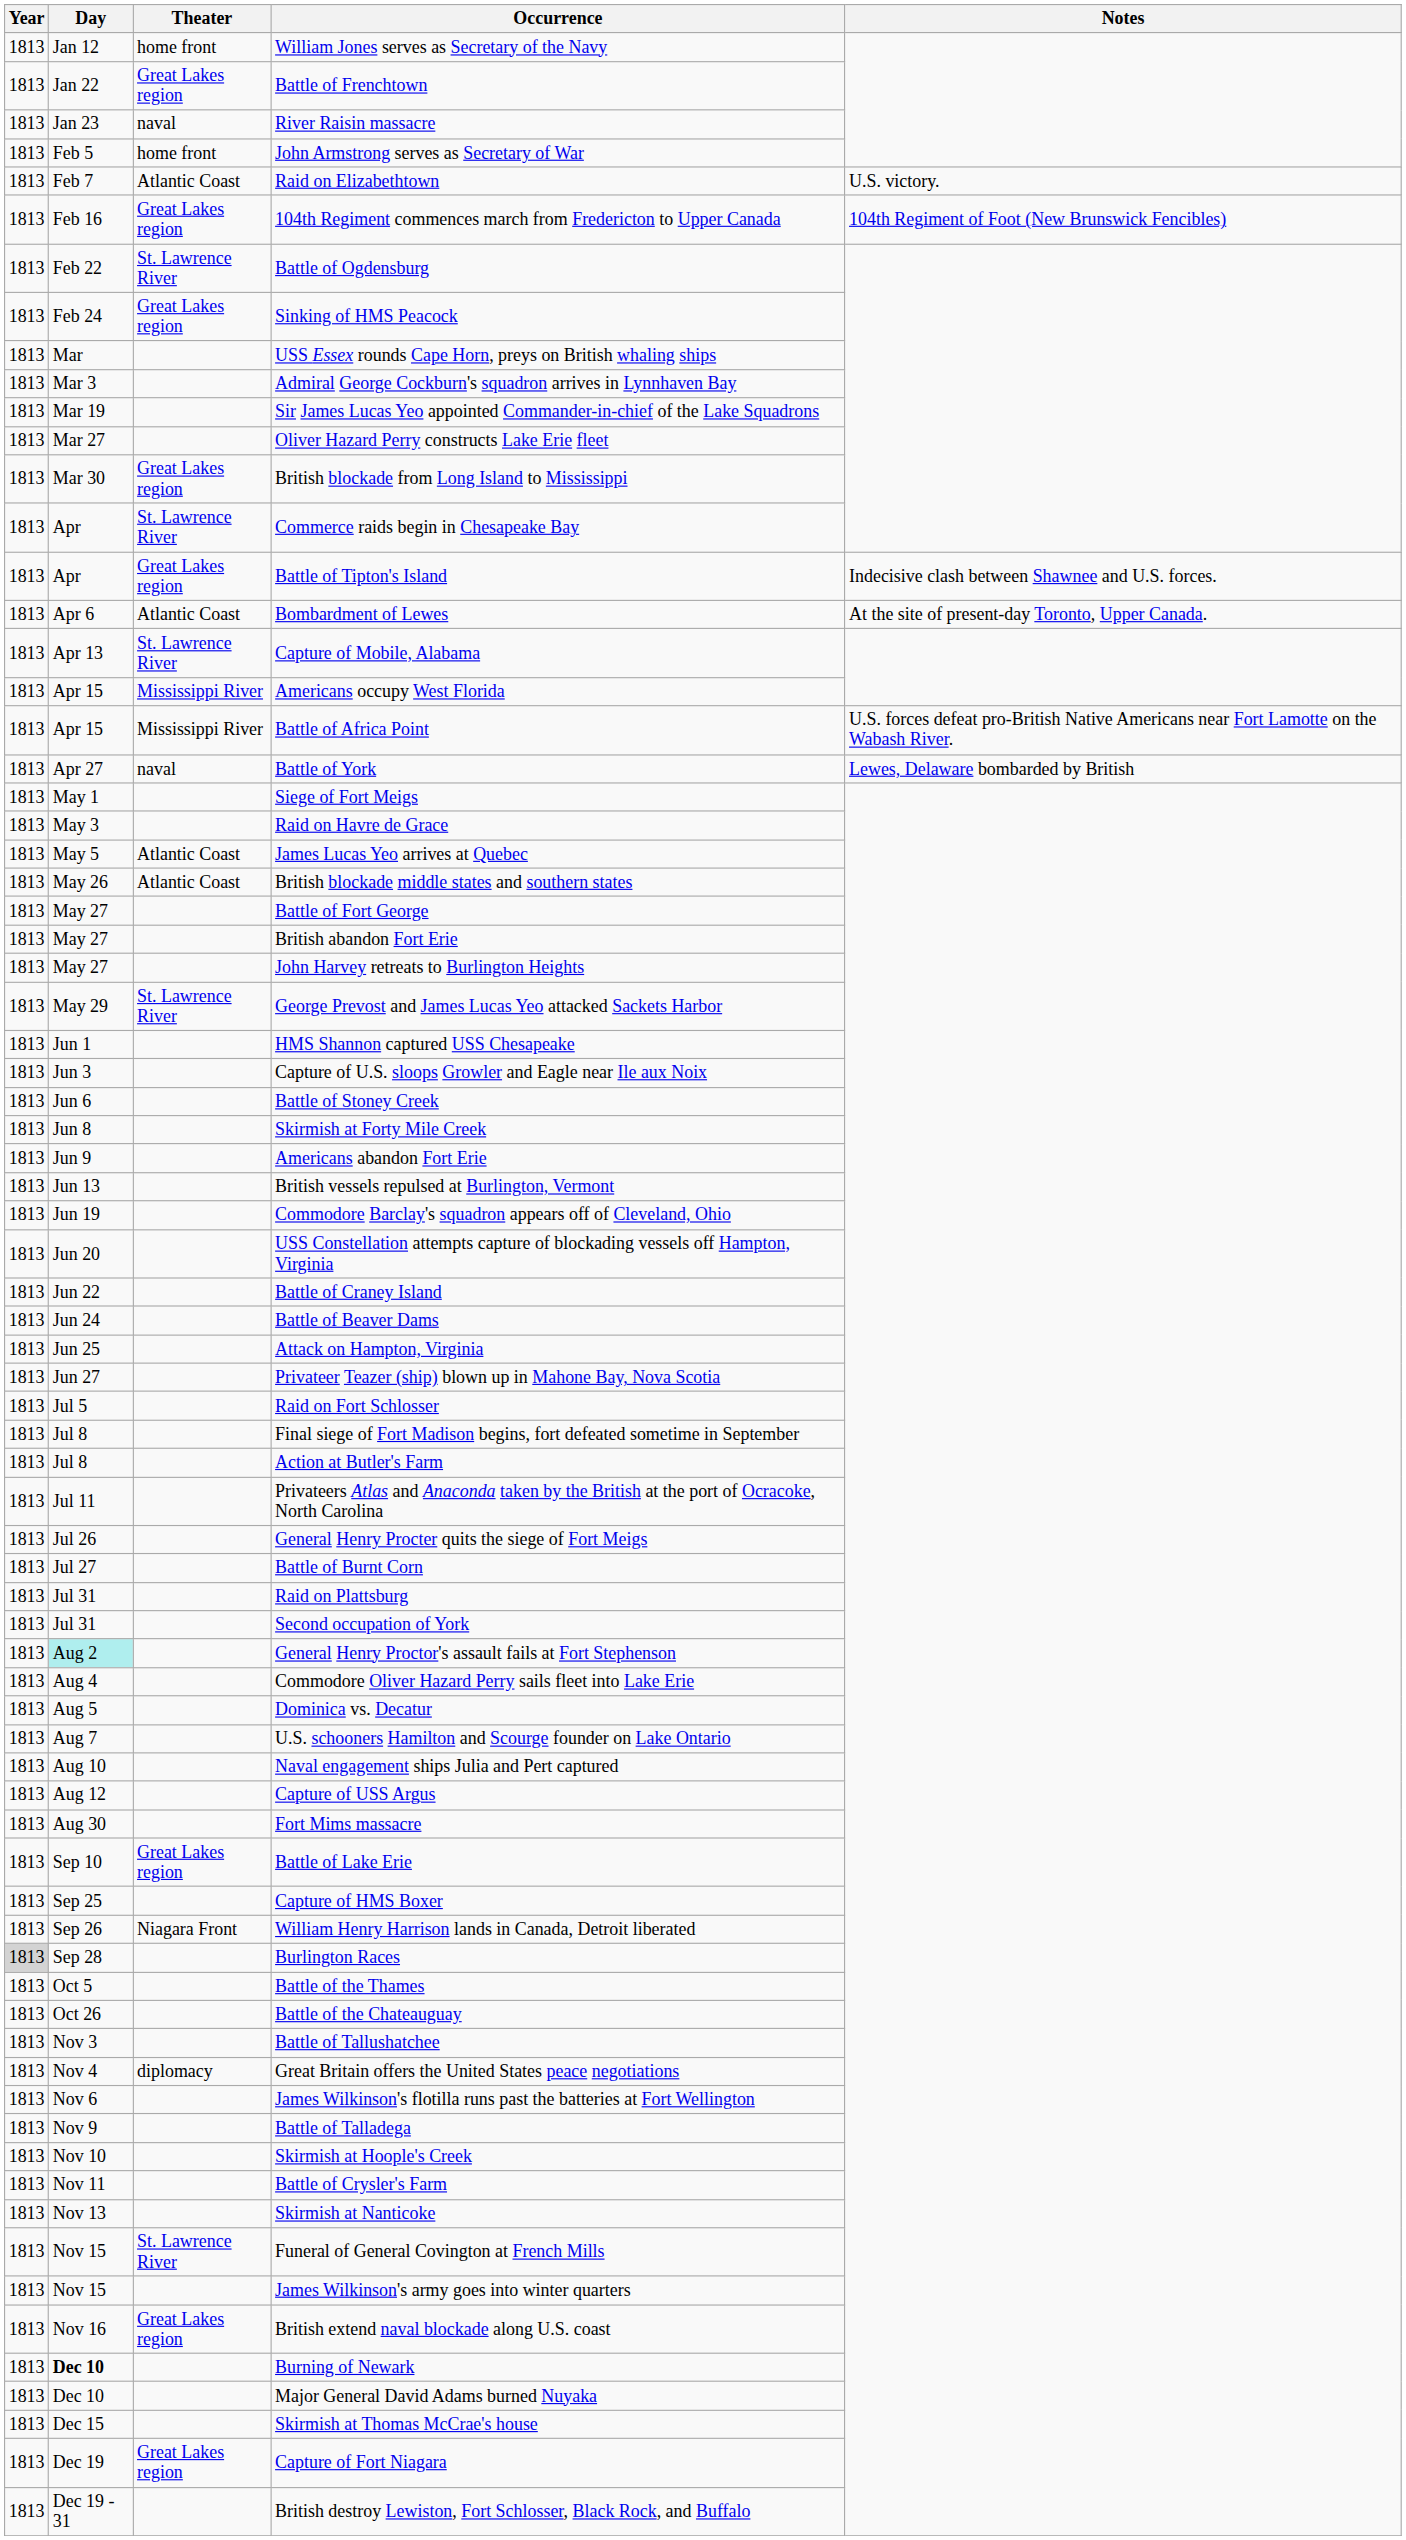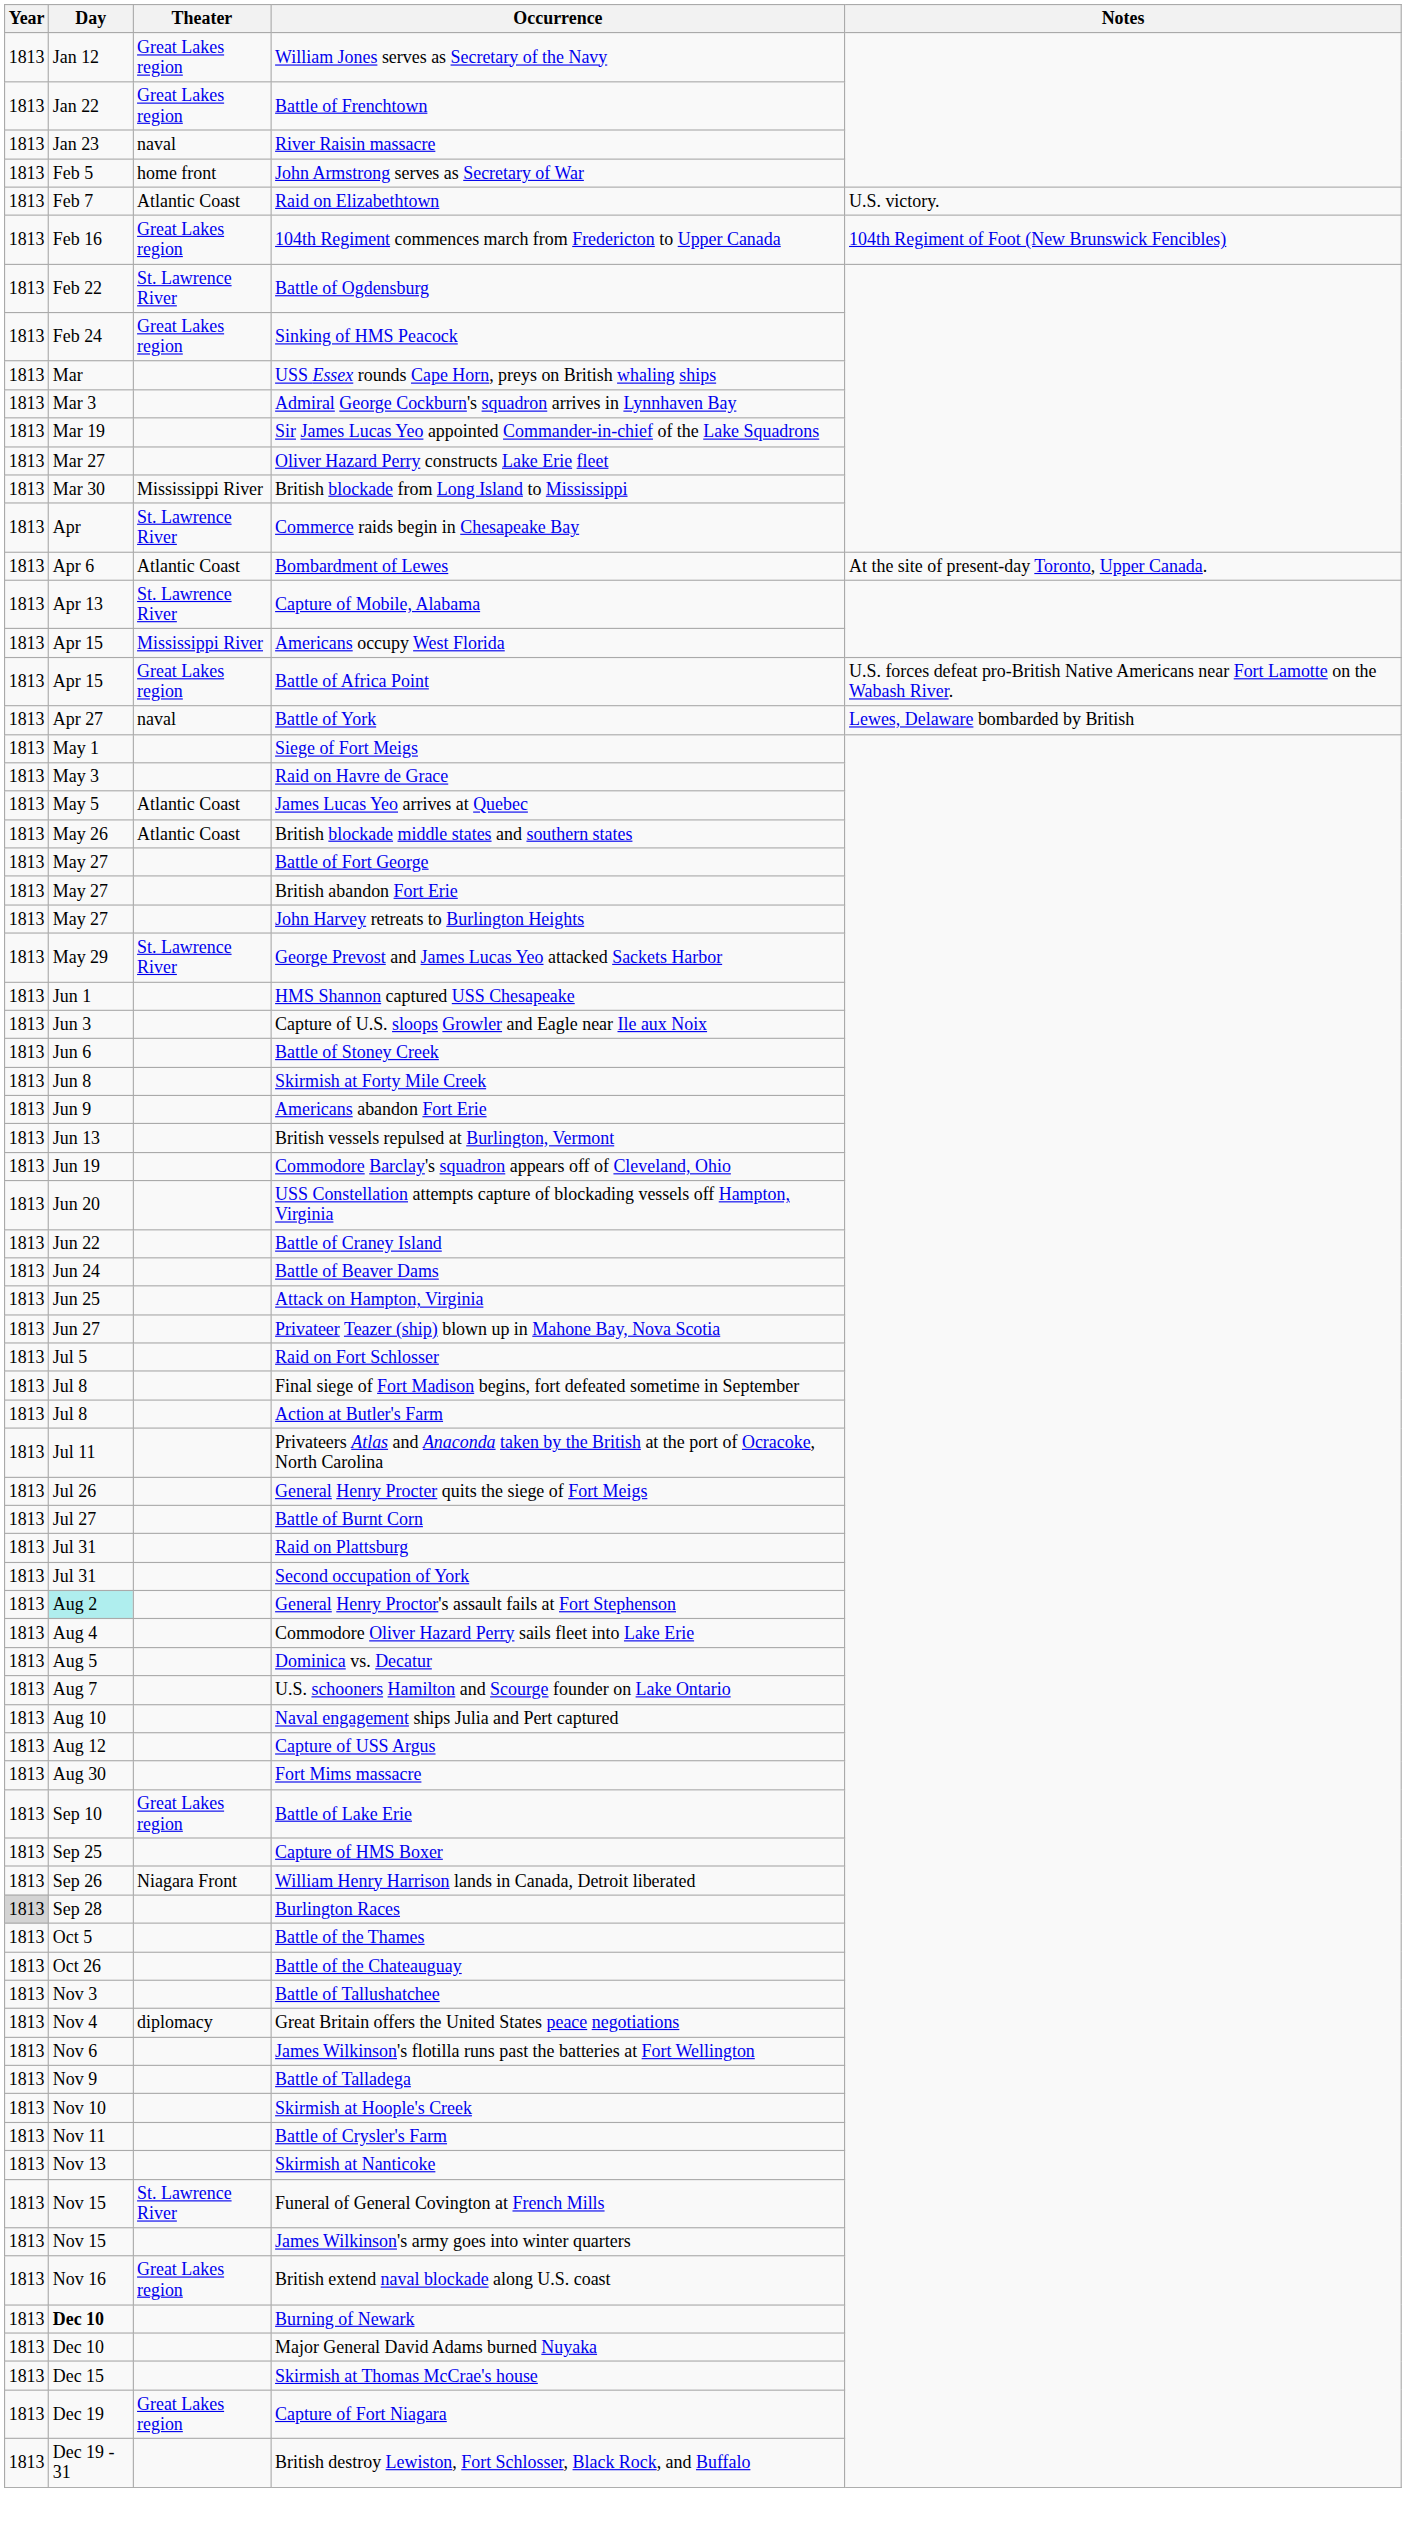(177, 47) home front -> (181, 57) Great Lakes region
(181, 478) Great Lakes region -> (200, 488) Mississippi River
- row: (361, 576)
(200, 730) Mississippi River -> (181, 681) Great Lakes region
